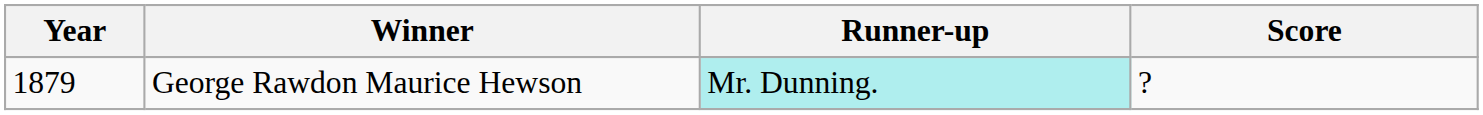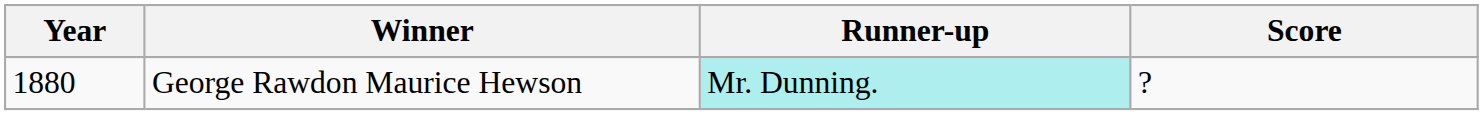(44, 82) 1879 -> (44, 82) 1880
